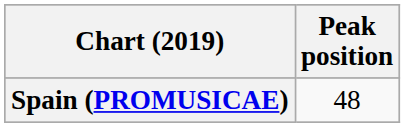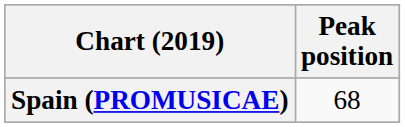(347, 99) 48 -> (347, 99) 68
